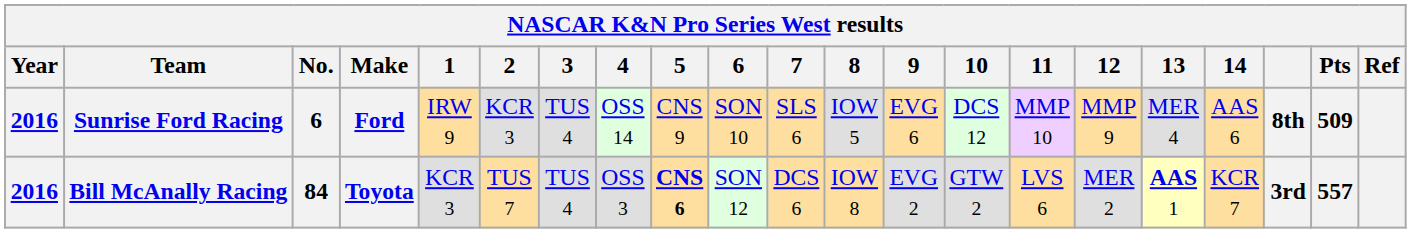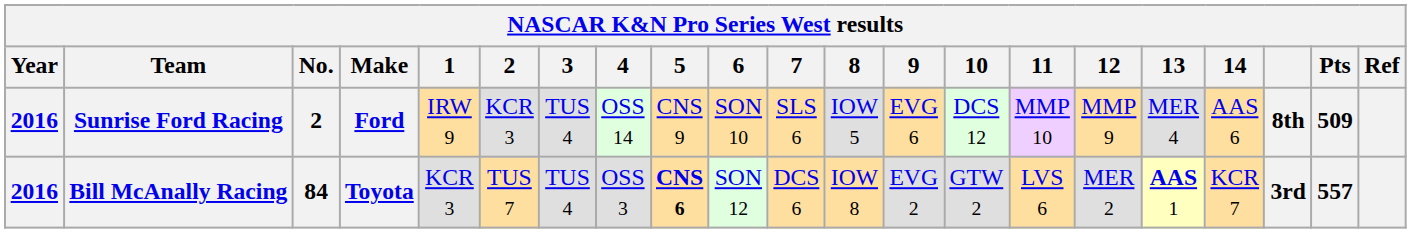(316, 121) 6 -> (316, 121) 2
